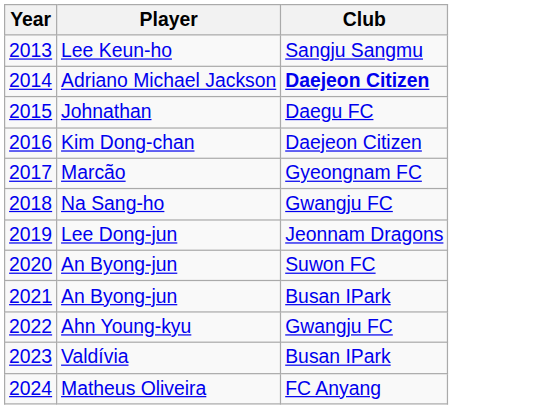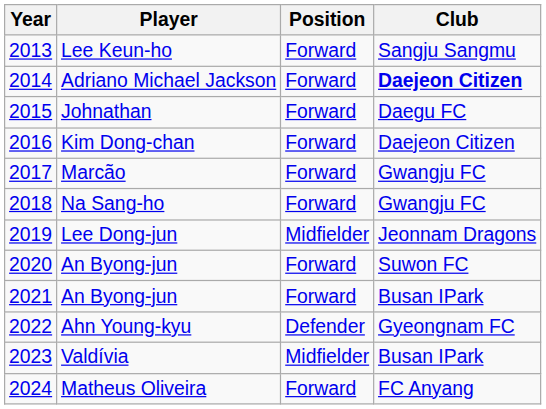+ column: (327, 19)
(354, 173) Gyeongnam FC -> (432, 173) Gwangju FC
(339, 326) Gwangju FC -> (446, 326) Gyeongnam FC
